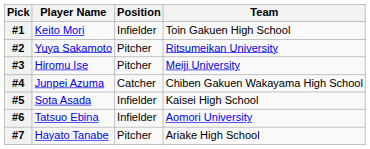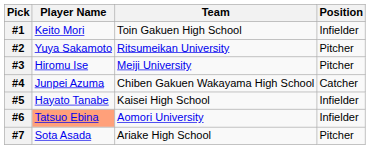columns swapped: (139, 13) <-> (264, 13)
(63, 100) Sota Asada -> (72, 100) Hayato Tanabe
(67, 118) no background -> (67, 118) lightsalmon background
(72, 135) Hayato Tanabe -> (63, 135) Sota Asada
